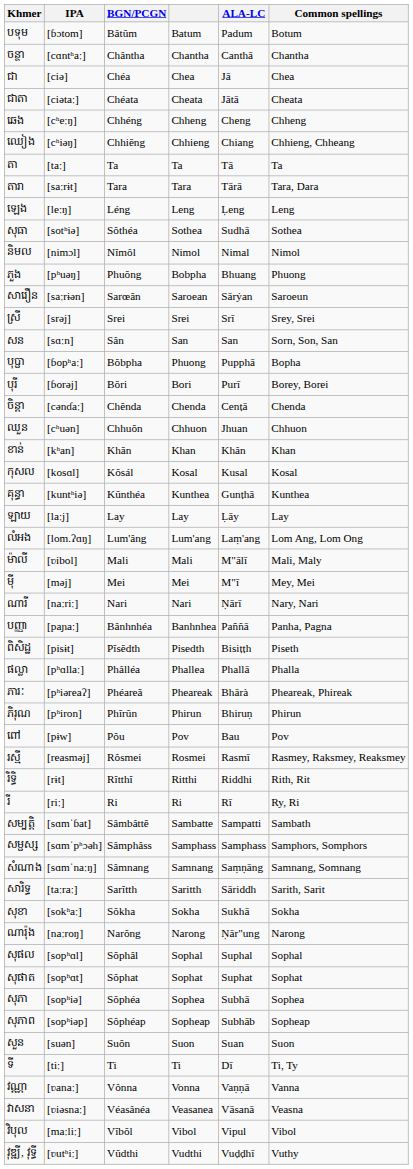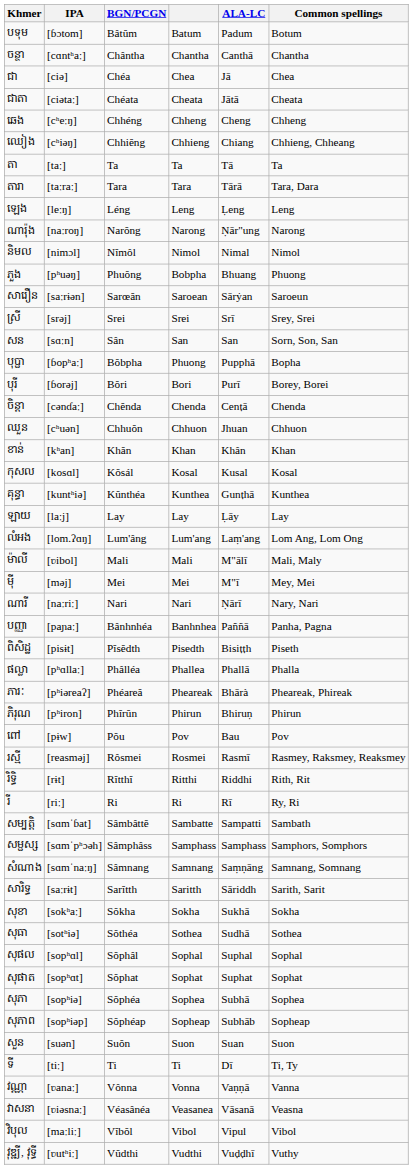(62, 186) [saːrɨt] -> (62, 186) [taːraː]
rows swapped: (21, 933) <-> (17, 230)
(62, 889) [taːraː] -> (62, 889) [saːrɨt]
